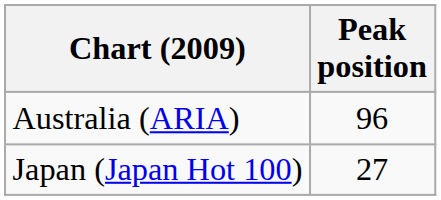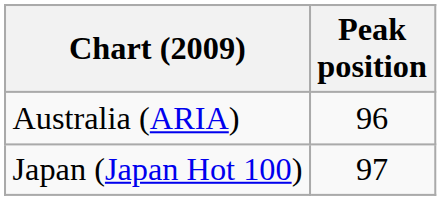(372, 169) 27 -> (372, 169) 97
